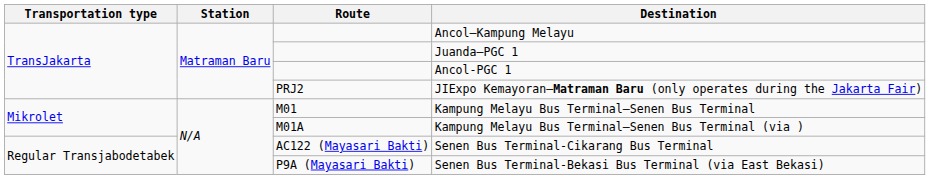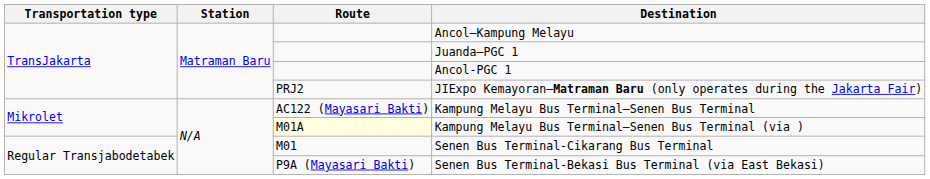(286, 108) M01 -> (353, 108) AC122 (Mayasari Bakti)
(290, 127) no background -> (290, 127) lightyellow background
(353, 146) AC122 (Mayasari Bakti) -> (286, 146) M01
